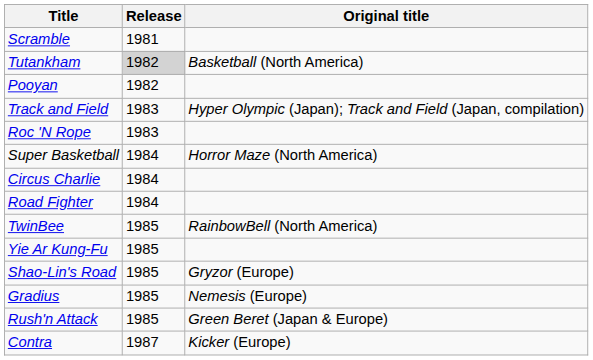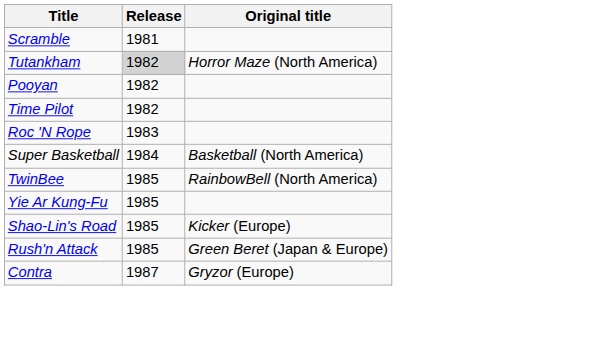(276, 62) Basketball (North America) -> (283, 62) Horror Maze (North America)
+ row: (41, 109)
- row: (58, 109)
(283, 156) Horror Maze (North America) -> (276, 156) Basketball (North America)
- row: (54, 179)
- row: (50, 202)
(241, 272) Gryzor (Europe) -> (240, 226) Kicker (Europe)
- row: (34, 296)
(240, 343) Kicker (Europe) -> (241, 272) Gryzor (Europe)
